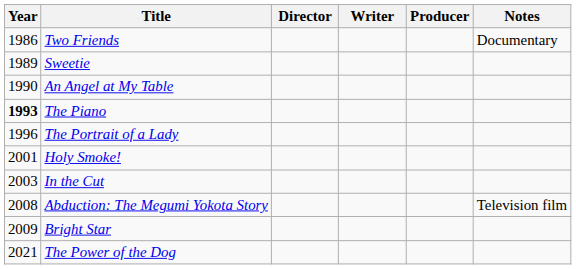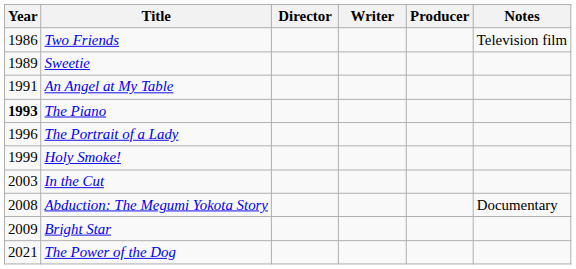(517, 39) Documentary -> (522, 39) Television film
(23, 87) 1990 -> (23, 87) 1991
(23, 157) 2001 -> (23, 157) 1999
(522, 205) Television film -> (517, 205) Documentary
